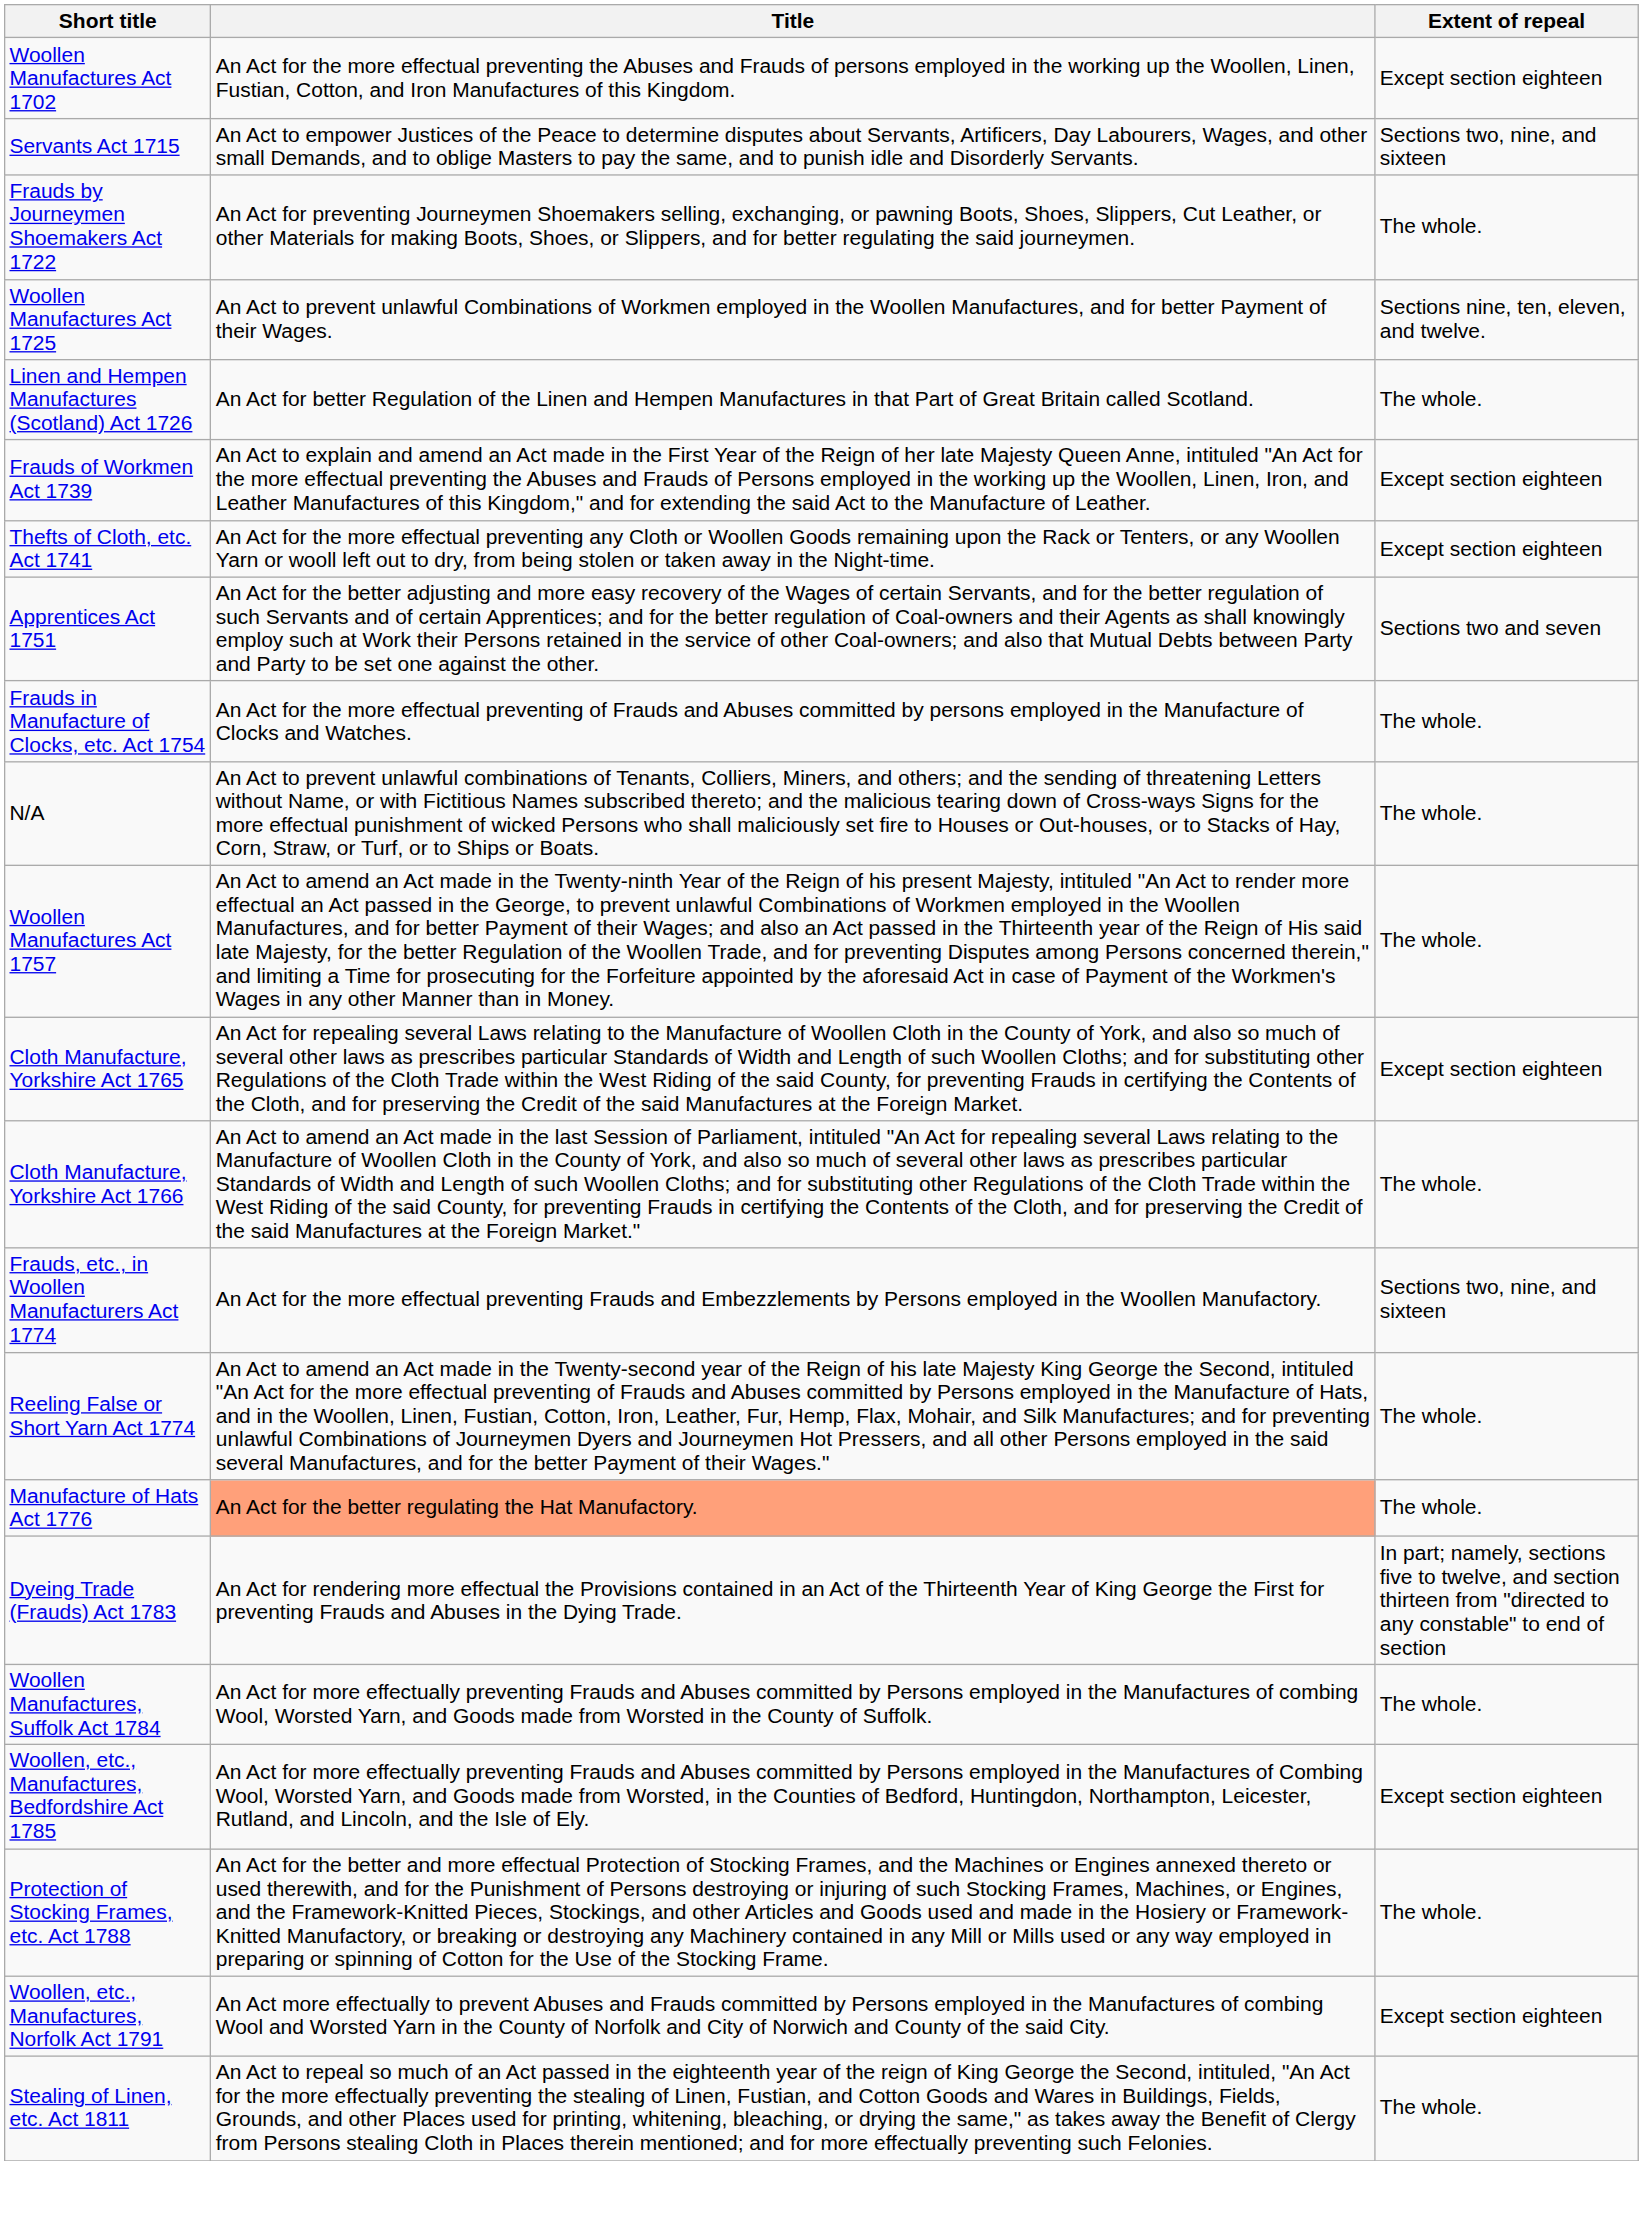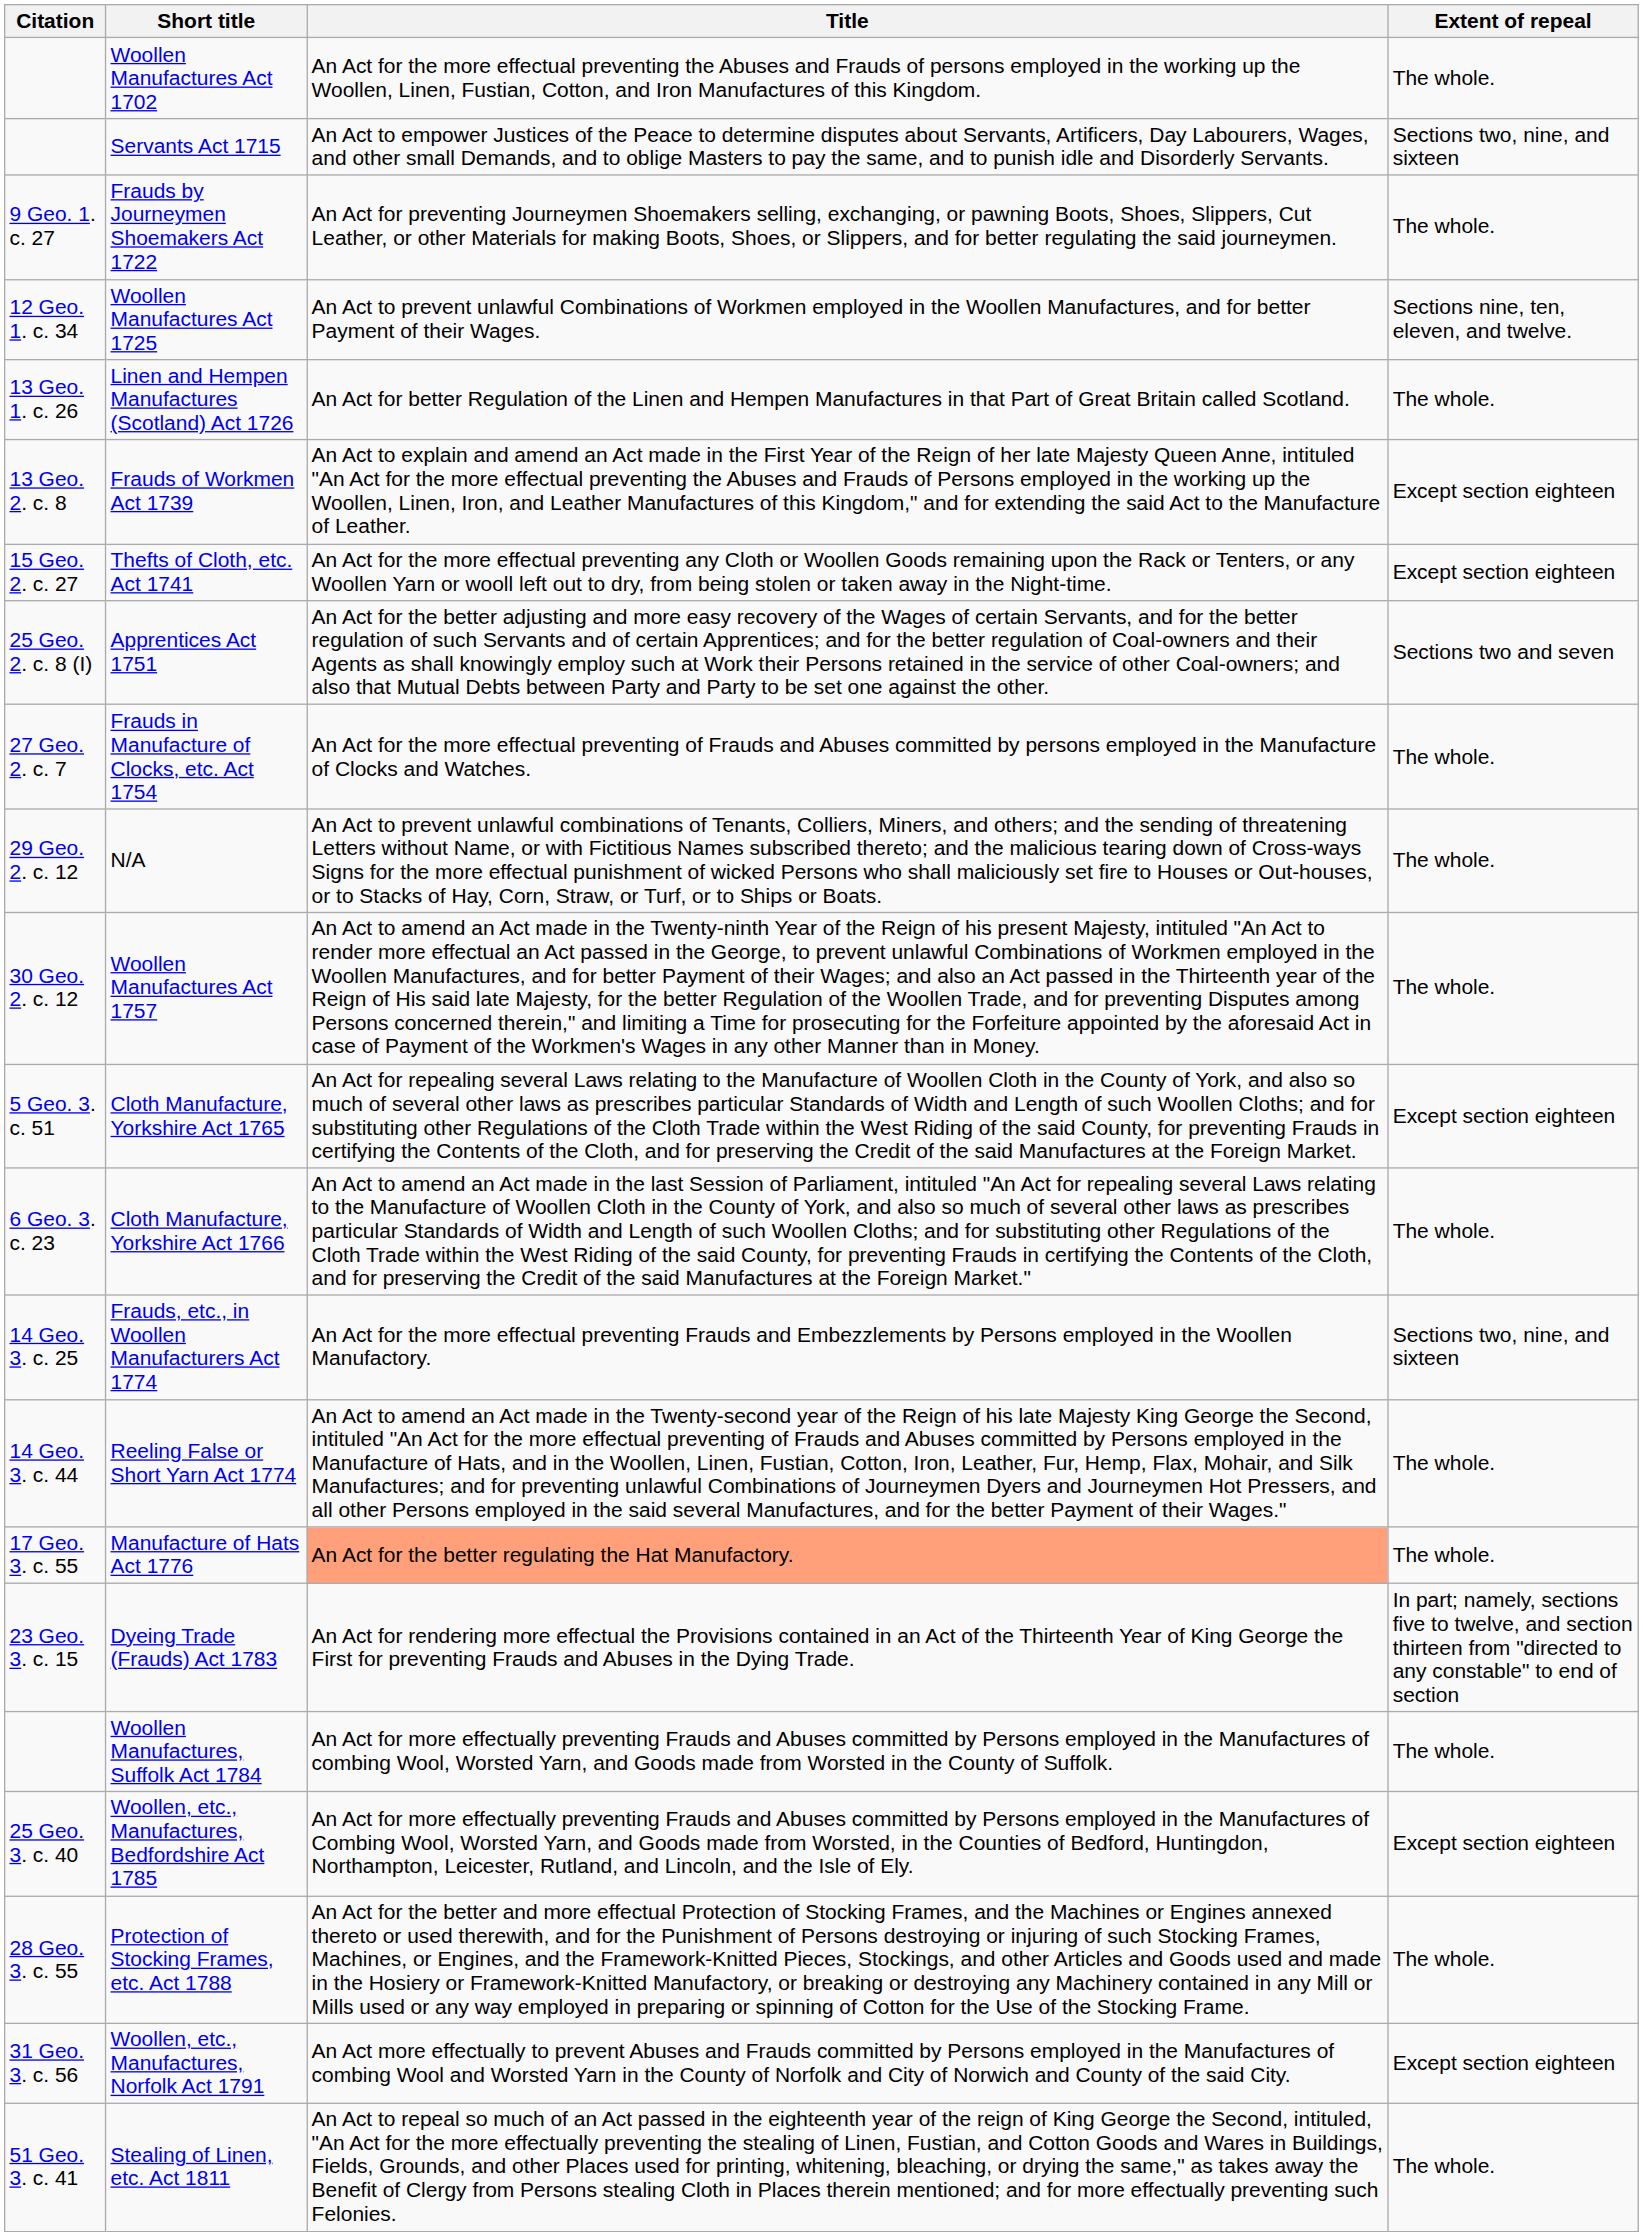+ column: (55, 21)
(1491, 77) Except section eighteen -> (1444, 77) The whole.
